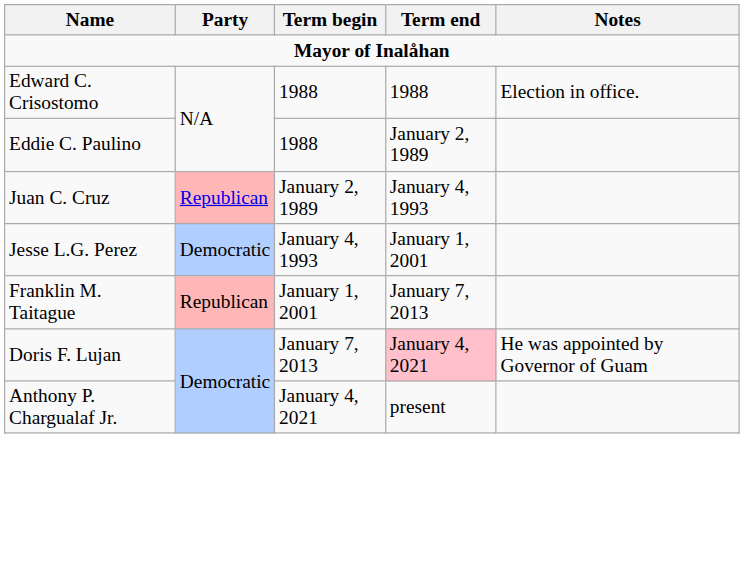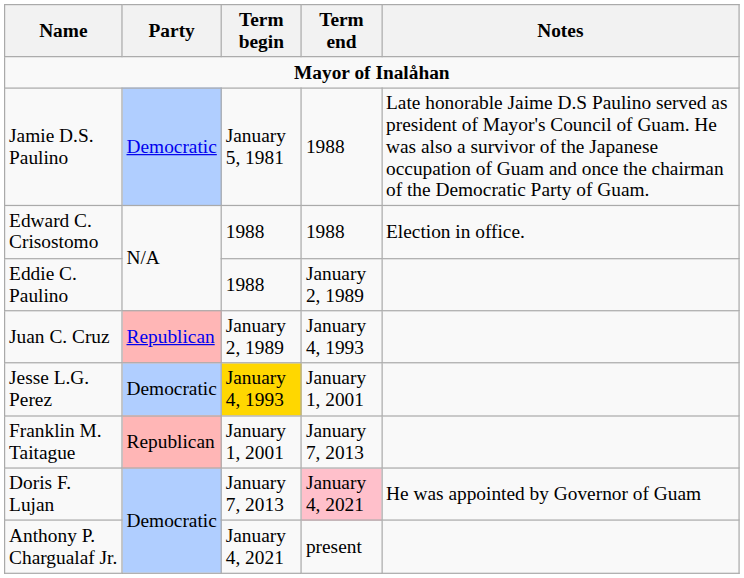+ row: (51, 146)
(319, 249) no background -> (256, 389) gold background
